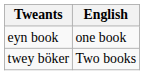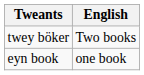rows swapped: (33, 37) <-> (38, 59)
